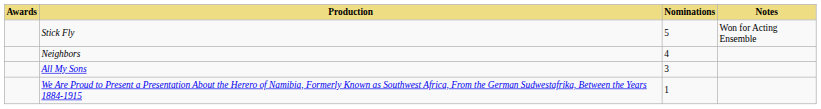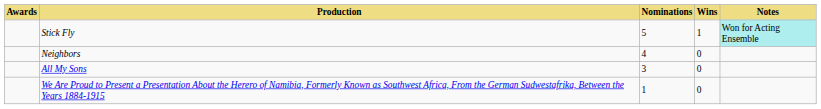+ column: (707, 12)
(749, 33) no background -> (751, 33) paleturquoise background
